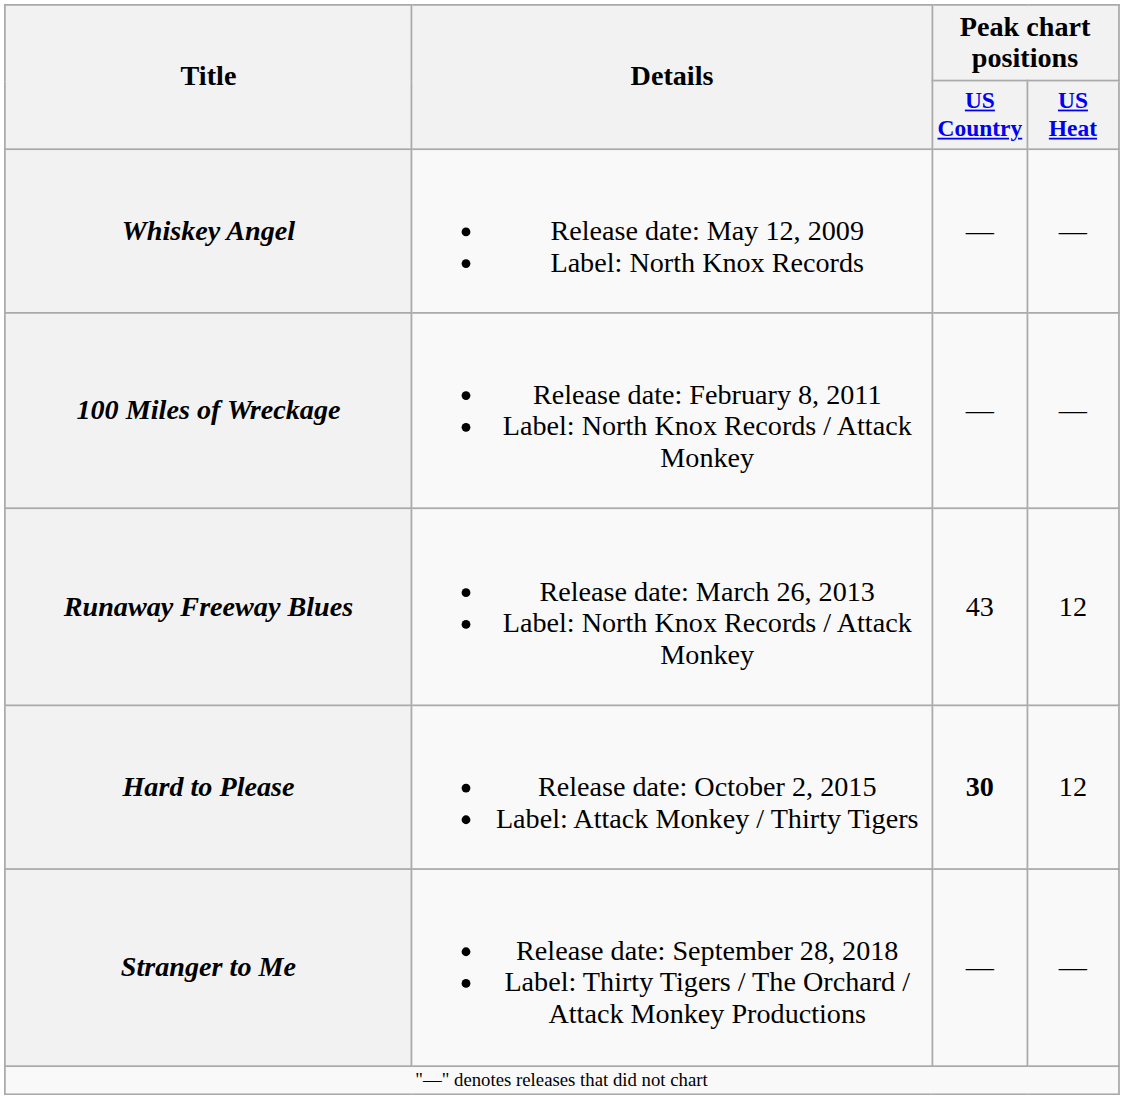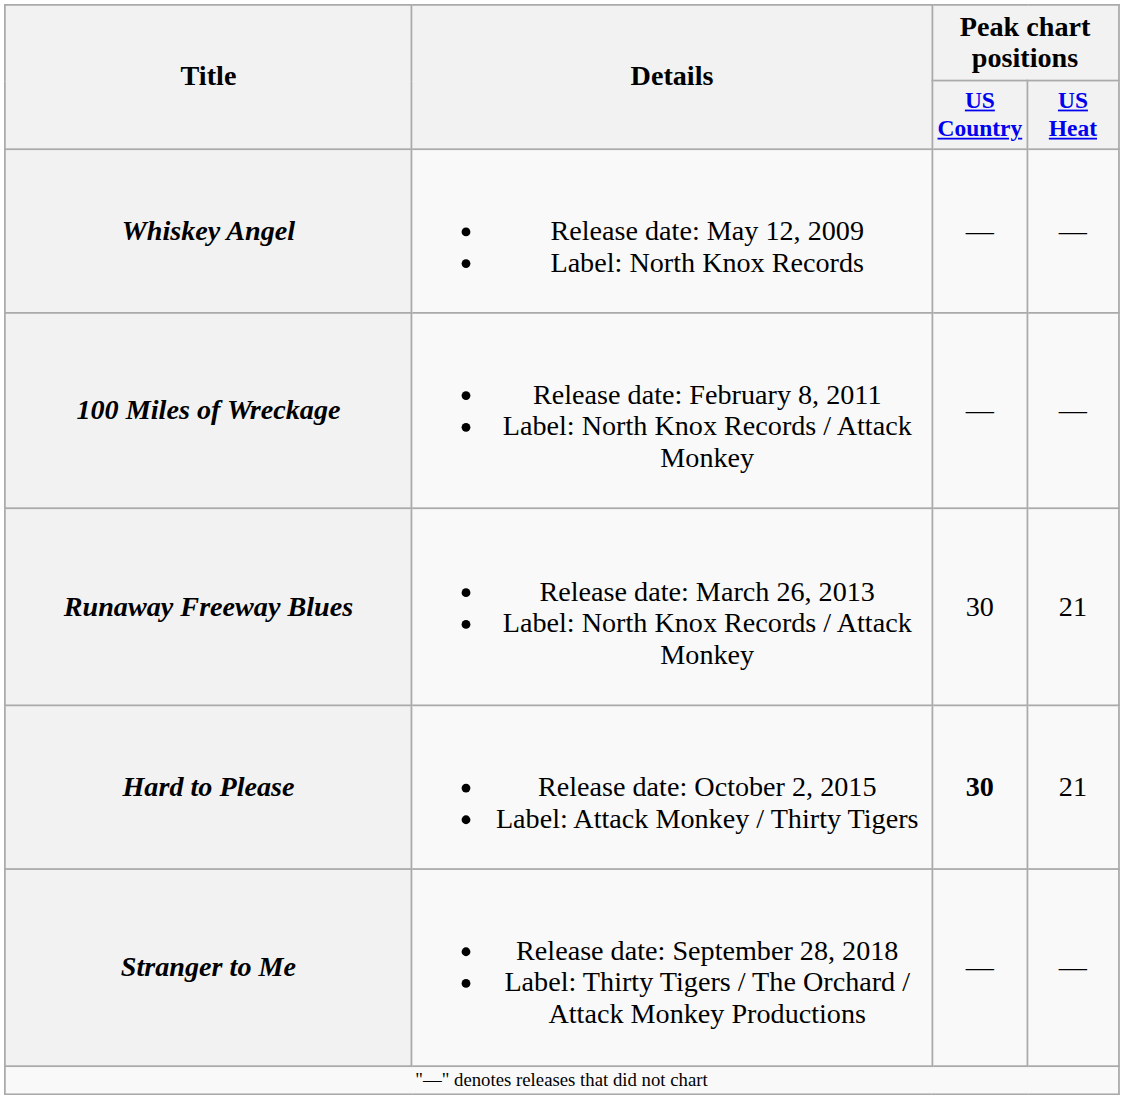(980, 606) 43 -> (980, 606) 30
(1073, 606) 12 -> (1073, 606) 21
(1073, 786) 12 -> (1073, 786) 21
